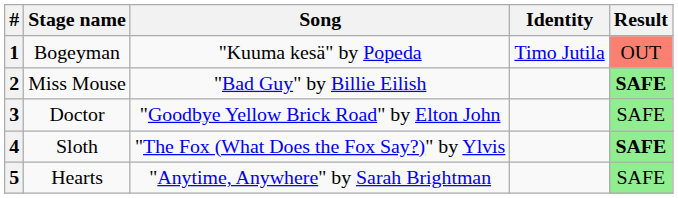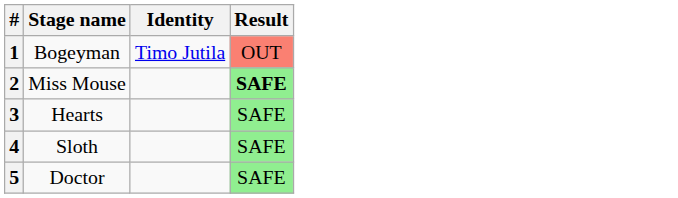- column: (320, 20)
(77, 114) Doctor -> (77, 114) Hearts
(641, 146) bold -> (261, 146) normal
(77, 177) Hearts -> (77, 177) Doctor
